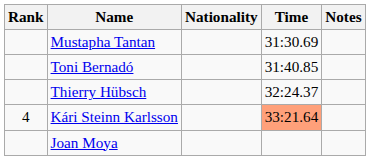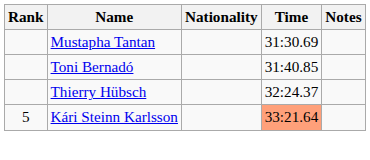(26, 117) 4 -> (26, 117) 5
- row: (84, 142)
